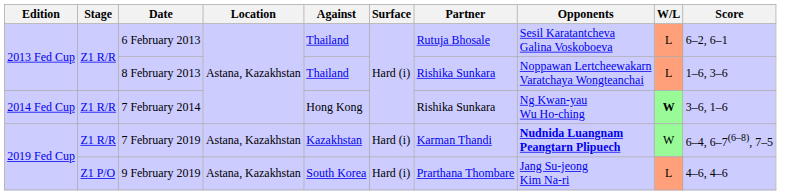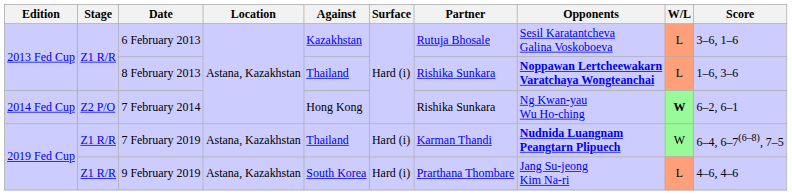(328, 40) Thailand -> (334, 40) Kazakhstan
(707, 40) 6–2, 6–1 -> (717, 40) 3–6, 1–6
(586, 73) normal -> (591, 73) bold
(98, 106) Z1 R/R -> (98, 106) Z2 P/O
(707, 106) 3–6, 1–6 -> (717, 106) 6–2, 6–1
(334, 139) Kazakhstan -> (328, 139) Thailand
(98, 173) Z1 P/O -> (98, 173) Z1 R/R
